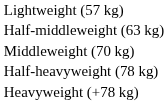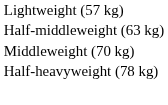- row: (71, 92)
